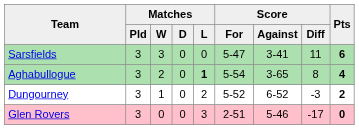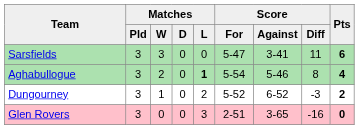(277, 74) 3-65 -> (277, 74) 5-46
(277, 114) 5-46 -> (277, 114) 3-65
(316, 114) -17 -> (316, 114) -16
